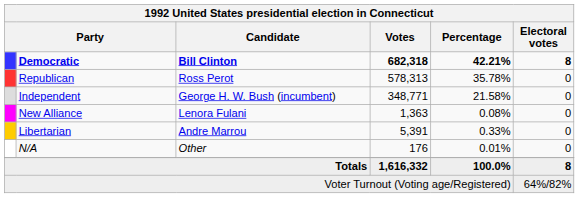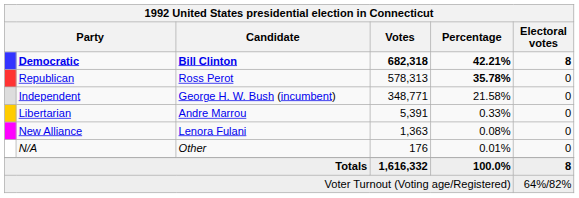(492, 78) normal -> (492, 78) bold
rows swapped: (45, 131) <-> (50, 114)
